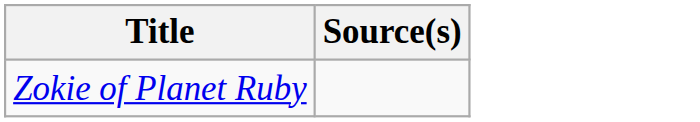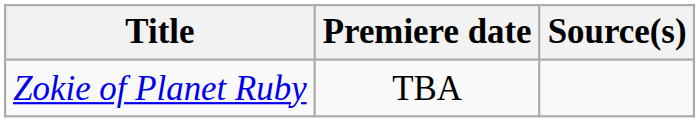+ column: (427, 32)
